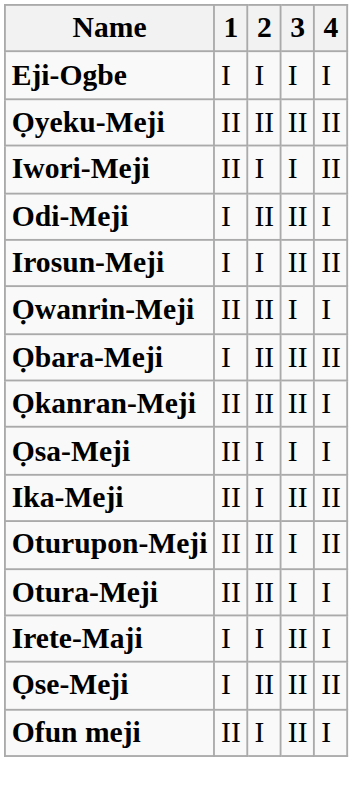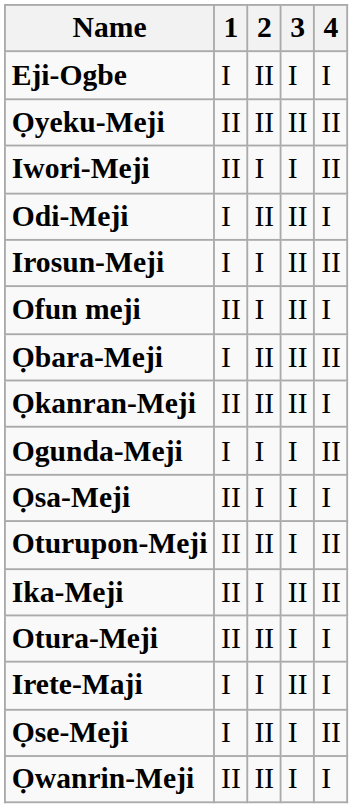(259, 74) I -> (264, 74) II
rows swapped: (103, 309) <-> (76, 732)
+ row: (97, 450)
rows swapped: (68, 497) <-> (110, 544)
(298, 685) II -> (293, 732) I
